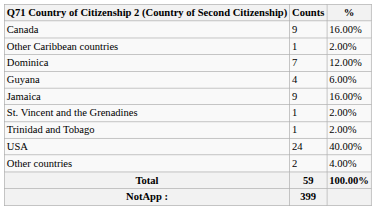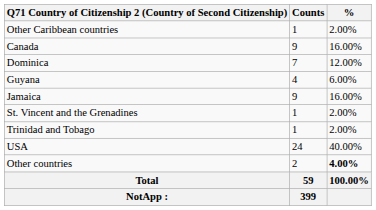rows swapped: (62, 46) <-> (23, 29)
(343, 163) normal -> (344, 163) bold
